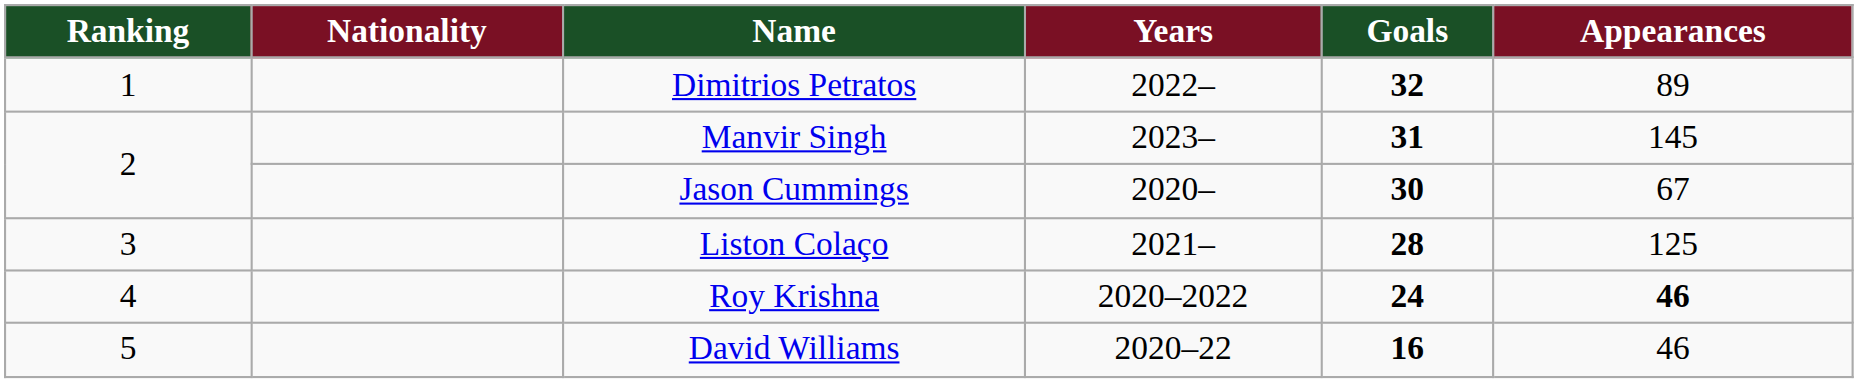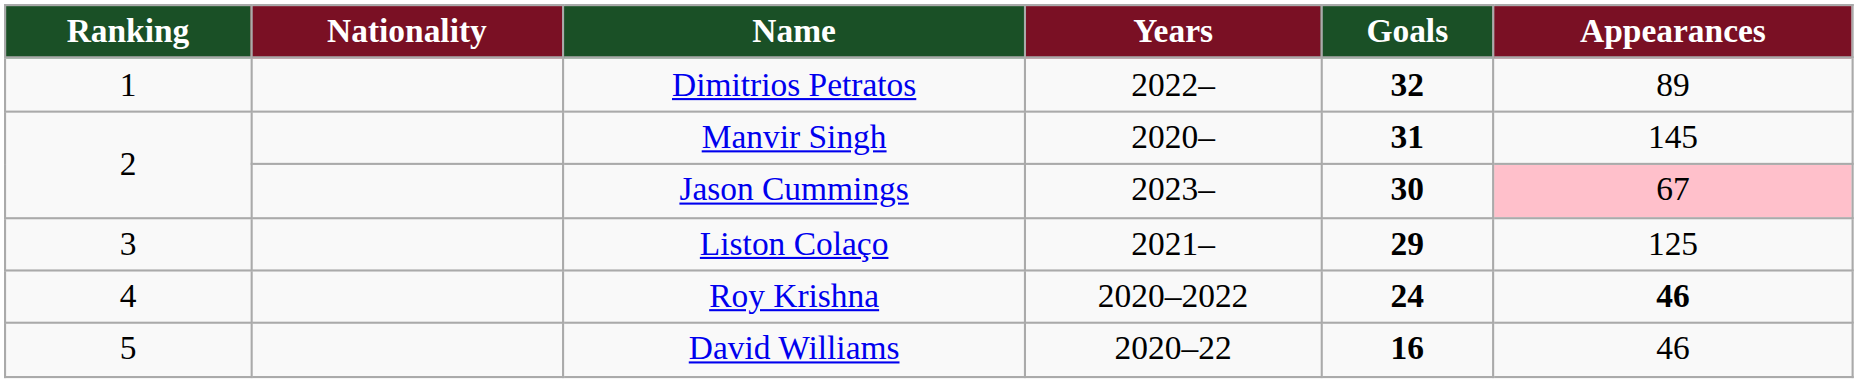(1173, 137) 2023– -> (1173, 137) 2020–
(1173, 190) 2020– -> (1173, 190) 2023–
(1673, 190) no background -> (1673, 190) pink background
(1407, 243) 28 -> (1407, 243) 29
